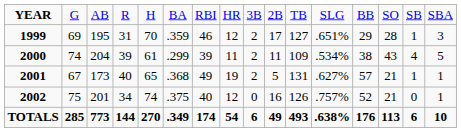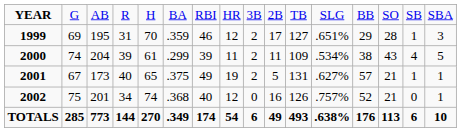(178, 76) .368 -> (178, 76) .375
(178, 96) .375 -> (178, 96) .368
